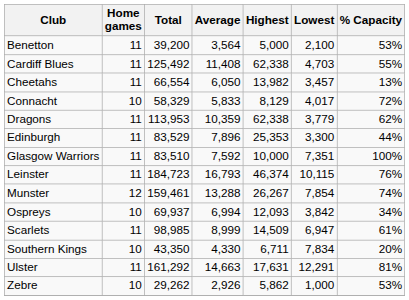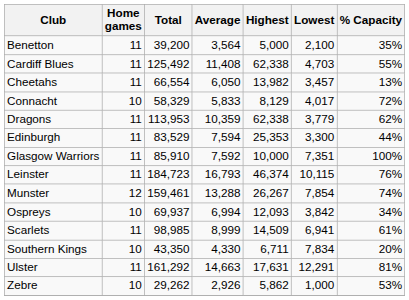(390, 45) 53% -> (390, 45) 35%
(226, 138) 7,896 -> (226, 138) 7,594
(172, 156) 83,510 -> (172, 156) 85,910
(320, 230) 6,947 -> (320, 230) 6,941
